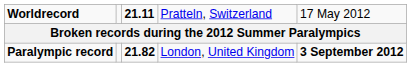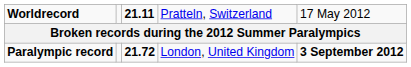(140, 52) 21.82 -> (140, 52) 21.72
